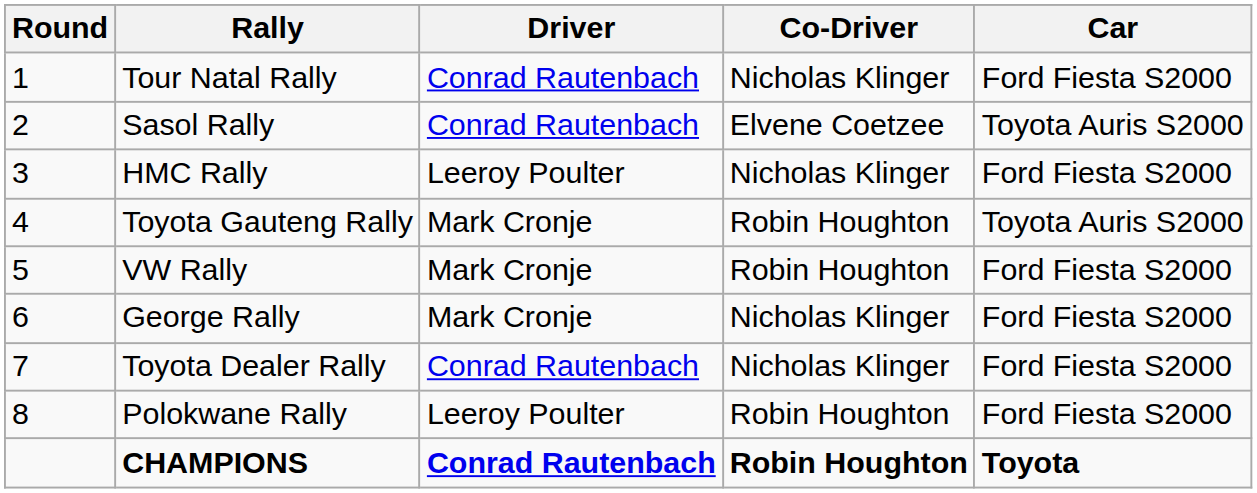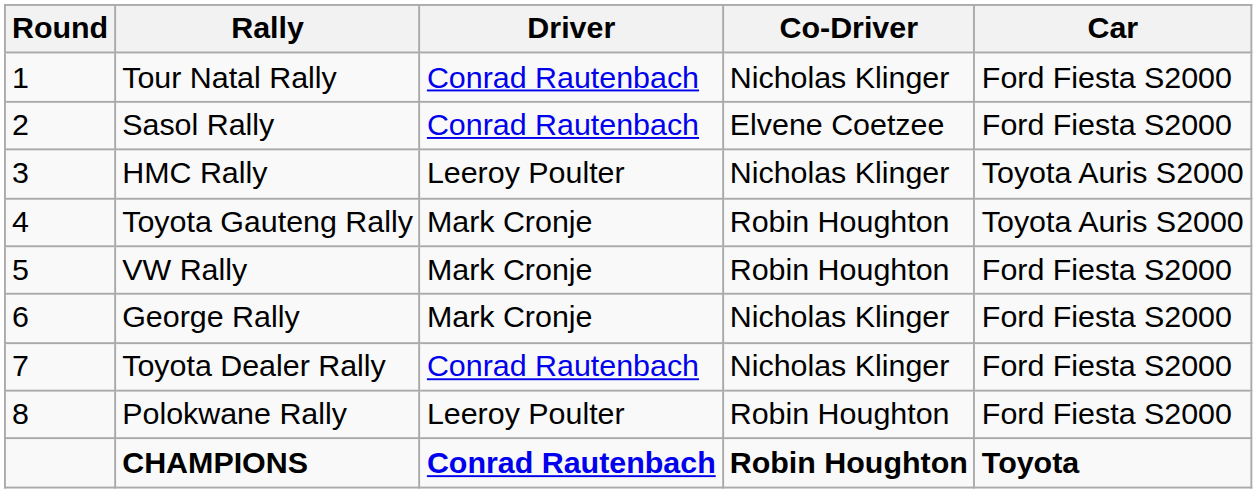(1113, 125) Toyota Auris S2000 -> (1107, 125) Ford Fiesta S2000
(1107, 173) Ford Fiesta S2000 -> (1113, 173) Toyota Auris S2000
